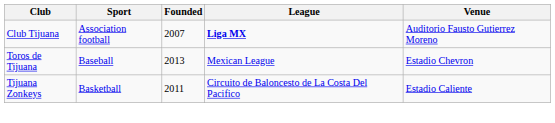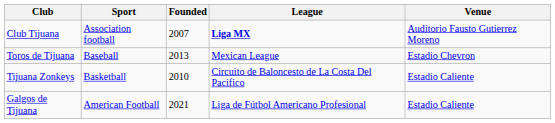(174, 88) 2011 -> (179, 77) 2010
+ row: (27, 104)
